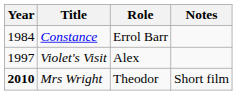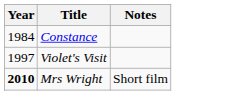- column: (140, 15)
